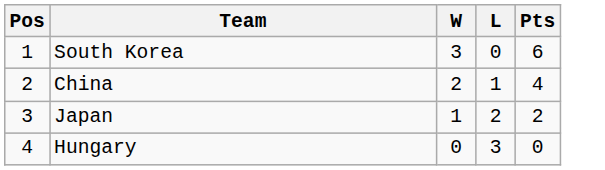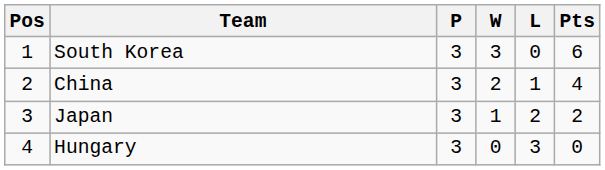+ column: (456, 21)
